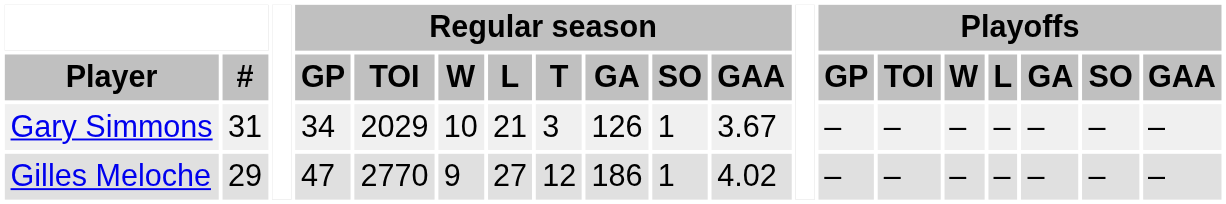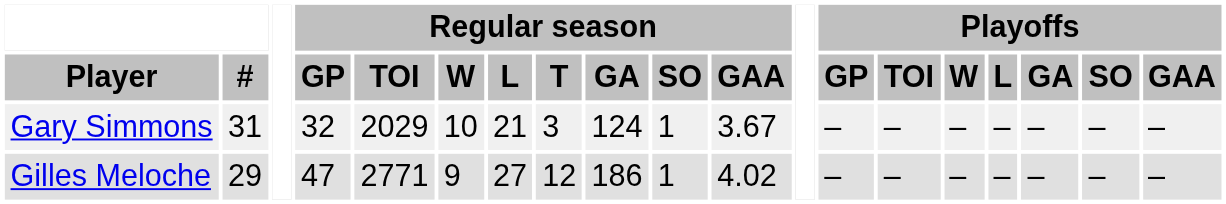(318, 126) 34 -> (318, 126) 32
(617, 126) 126 -> (617, 126) 124
(394, 176) 2770 -> (394, 176) 2771
